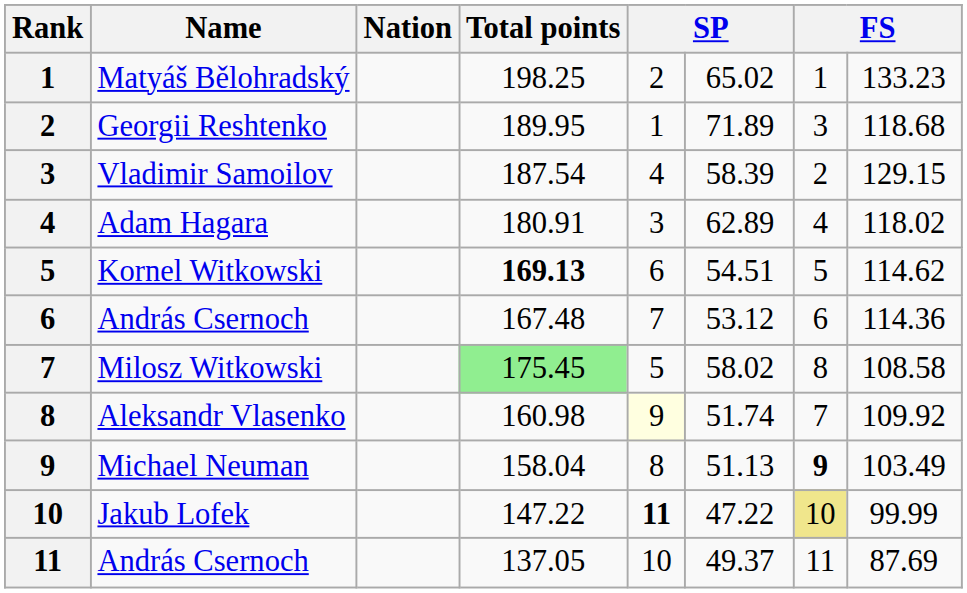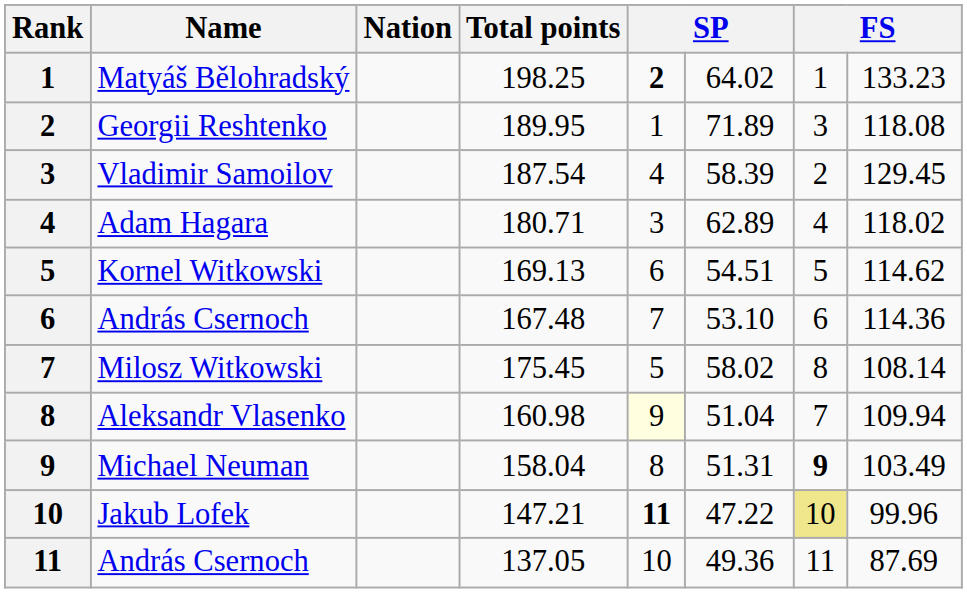(657, 77) normal -> (657, 77) bold
(740, 77) 65.02 -> (740, 77) 64.02
(904, 125) 118.68 -> (904, 125) 118.08
(904, 174) 129.15 -> (904, 174) 129.45
(543, 222) 180.91 -> (543, 222) 180.71
(543, 271) bold -> (543, 271) normal
(740, 319) 53.12 -> (740, 319) 53.10
(543, 367) lightgreen background -> (543, 367) no background
(904, 367) 108.58 -> (904, 367) 108.14
(740, 416) 51.74 -> (740, 416) 51.04
(904, 416) 109.92 -> (904, 416) 109.94
(740, 464) 51.13 -> (740, 464) 51.31
(543, 513) 147.22 -> (543, 513) 147.21
(904, 513) 99.99 -> (904, 513) 99.96
(740, 561) 49.37 -> (740, 561) 49.36
